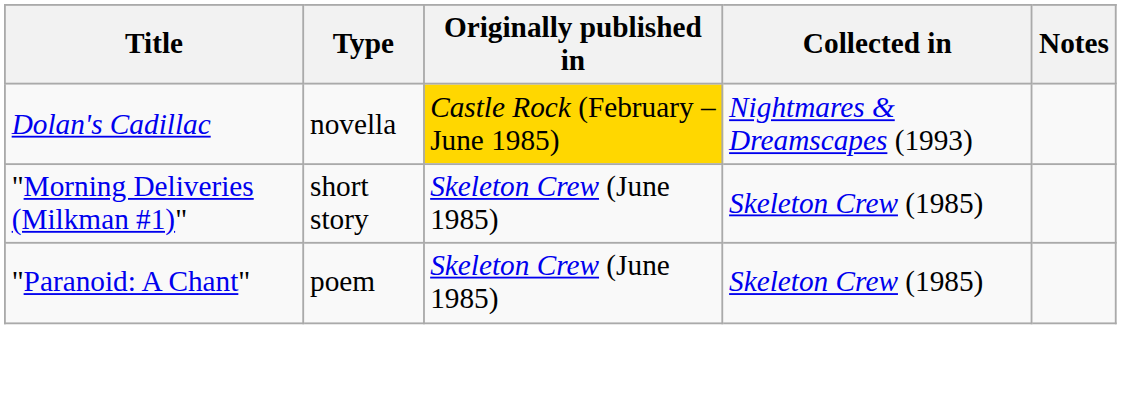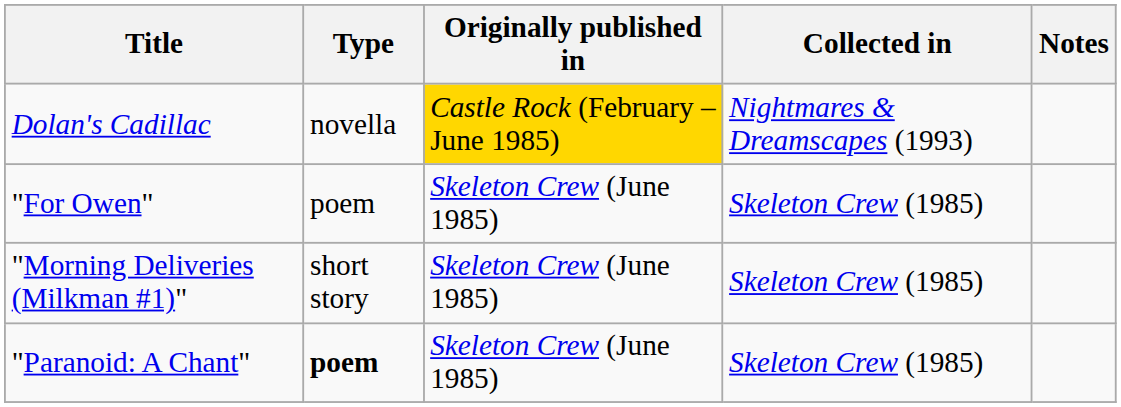+ row: (83, 202)
(343, 282) normal -> (344, 361) bold
